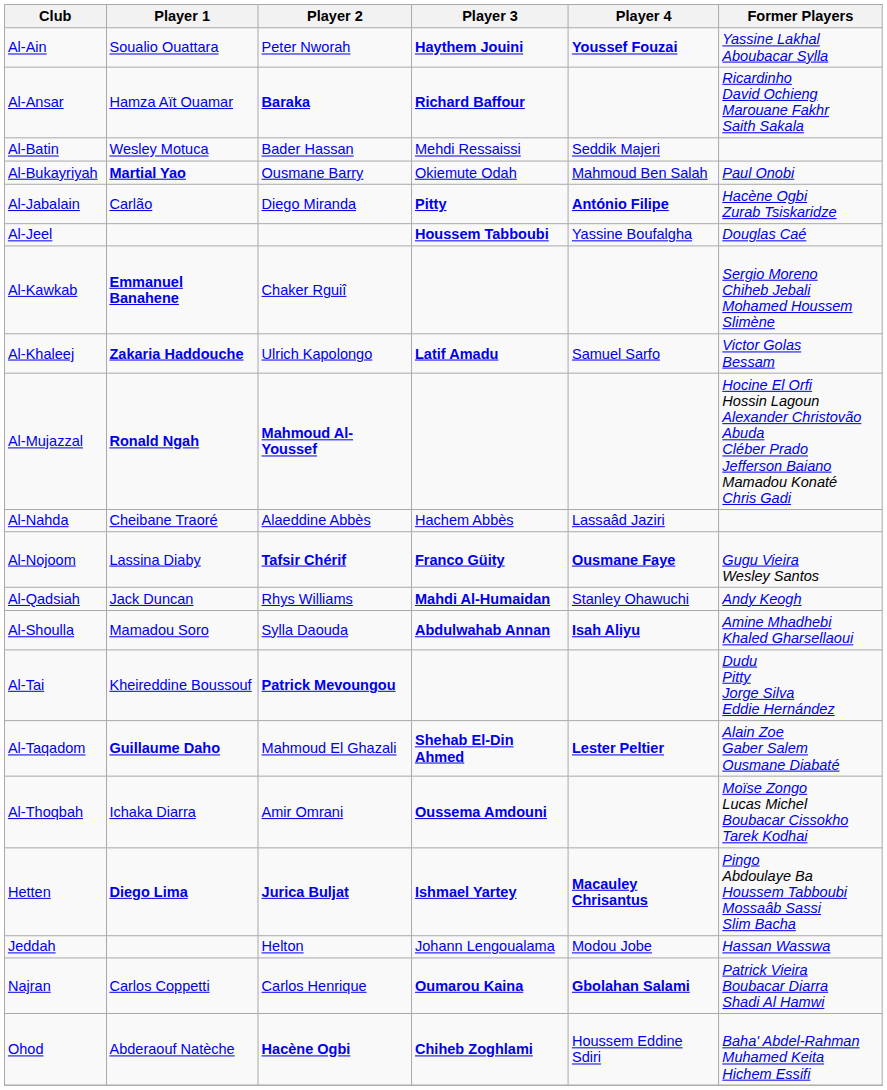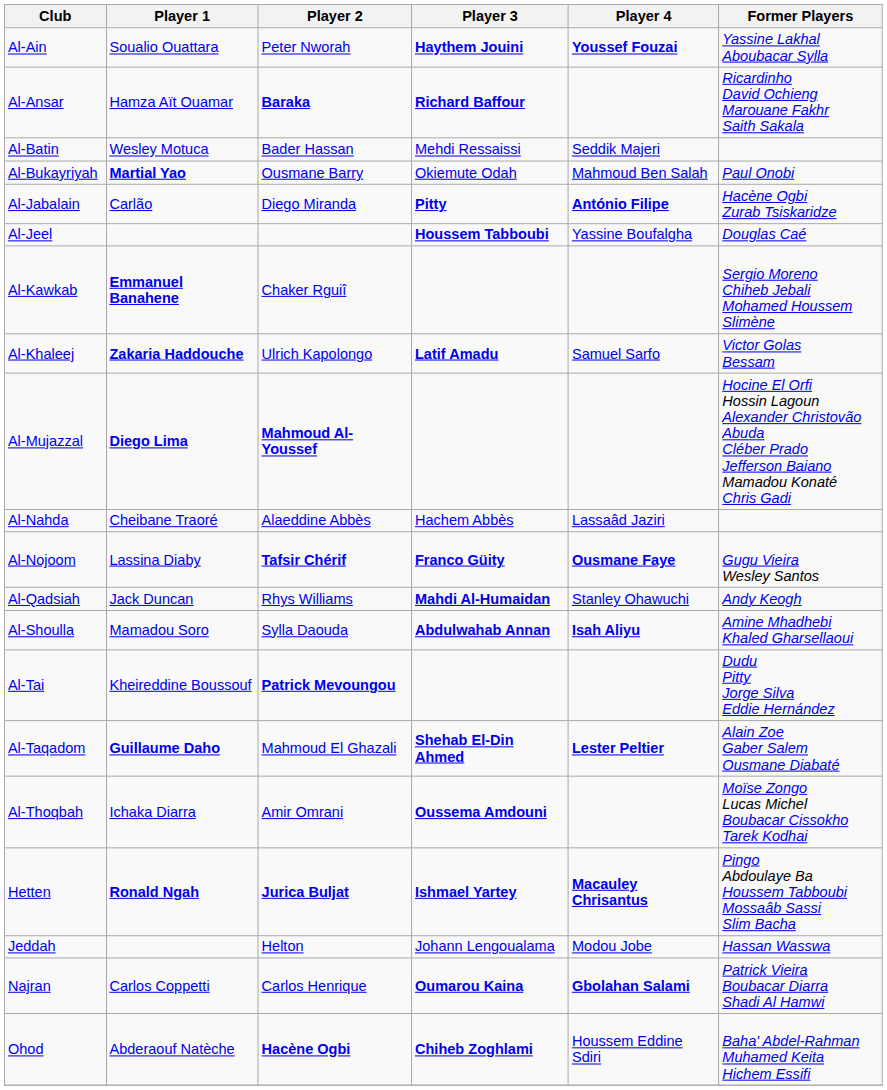(154, 441) Ronald Ngah -> (149, 441) Diego Lima
(149, 892) Diego Lima -> (154, 892) Ronald Ngah
